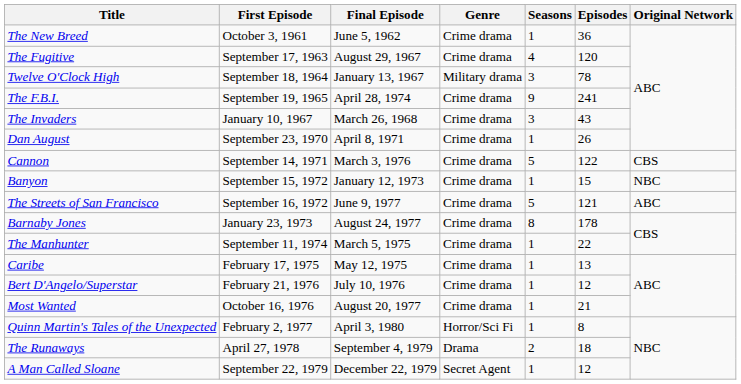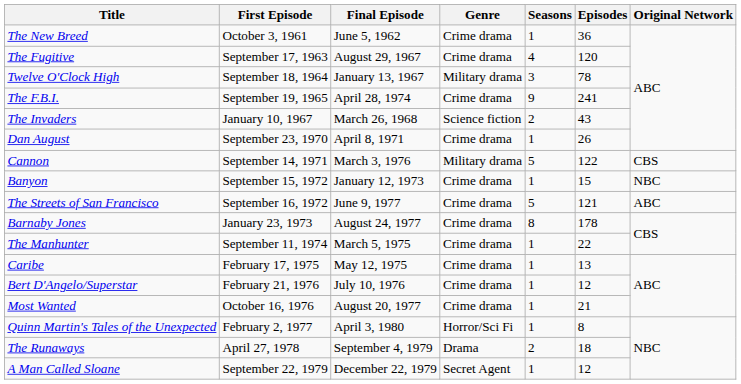(477, 118) Crime drama -> (482, 118) Science fiction
(531, 118) 3 -> (531, 118) 2
(477, 160) Crime drama -> (482, 160) Military drama
